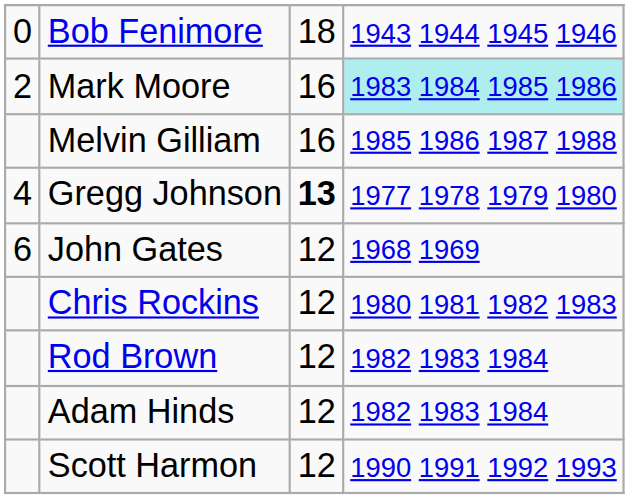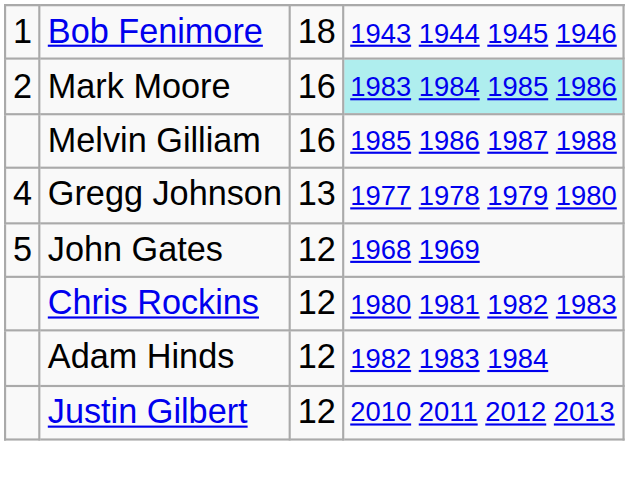(22, 31) 0 -> (22, 31) 1
(317, 194) bold -> (317, 194) normal
(22, 248) 6 -> (22, 248) 5
- row: (133, 357)
- row: (152, 466)
+ row: (148, 411)
